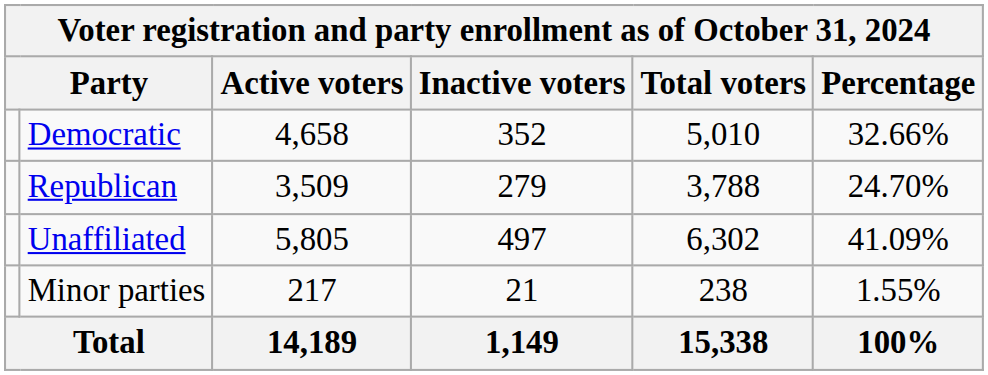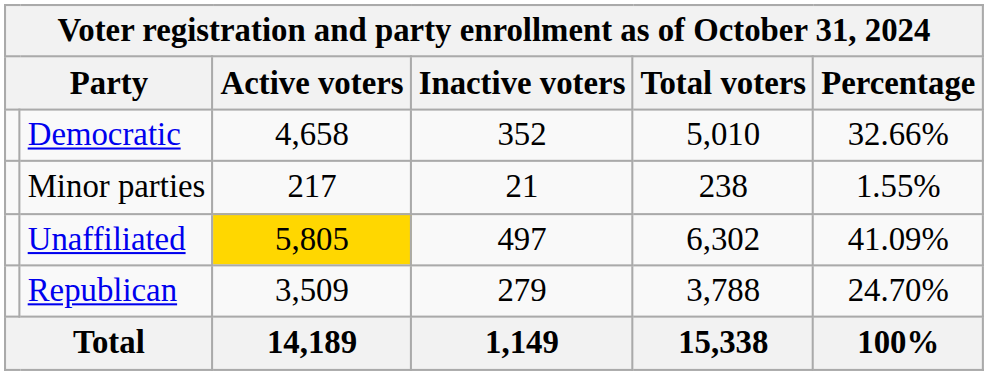rows swapped: (102, 186) <-> (117, 290)
(312, 238) no background -> (312, 238) gold background
